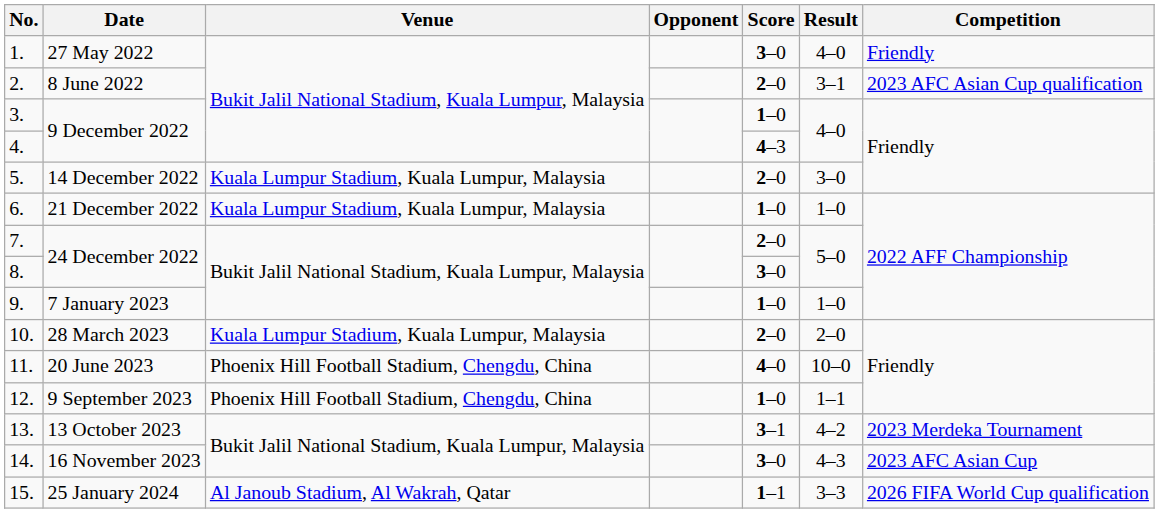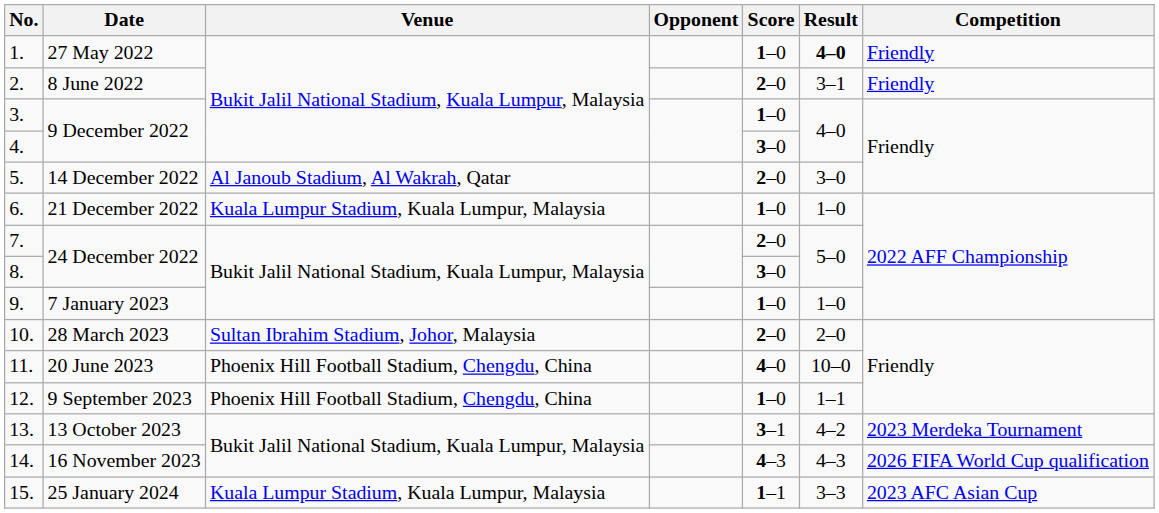(771, 51) 3–0 -> (771, 51) 1–0
(831, 51) normal -> (831, 51) bold
(1005, 83) 2023 AFC Asian Cup qualification -> (901, 83) Friendly
(771, 146) 4–3 -> (771, 146) 3–0
(408, 177) Kuala Lumpur Stadium, Kuala Lumpur, Malaysia -> (360, 177) Al Janoub Stadium, Al Wakrah, Qatar
(408, 334) Kuala Lumpur Stadium, Kuala Lumpur, Malaysia -> (373, 334) Sultan Ibrahim Stadium, Johor, Malaysia
(771, 460) 3–0 -> (771, 460) 4–3
(952, 460) 2023 AFC Asian Cup -> (1008, 460) 2026 FIFA World Cup qualification
(360, 492) Al Janoub Stadium, Al Wakrah, Qatar -> (408, 492) Kuala Lumpur Stadium, Kuala Lumpur, Malaysia
(1008, 492) 2026 FIFA World Cup qualification -> (952, 492) 2023 AFC Asian Cup
